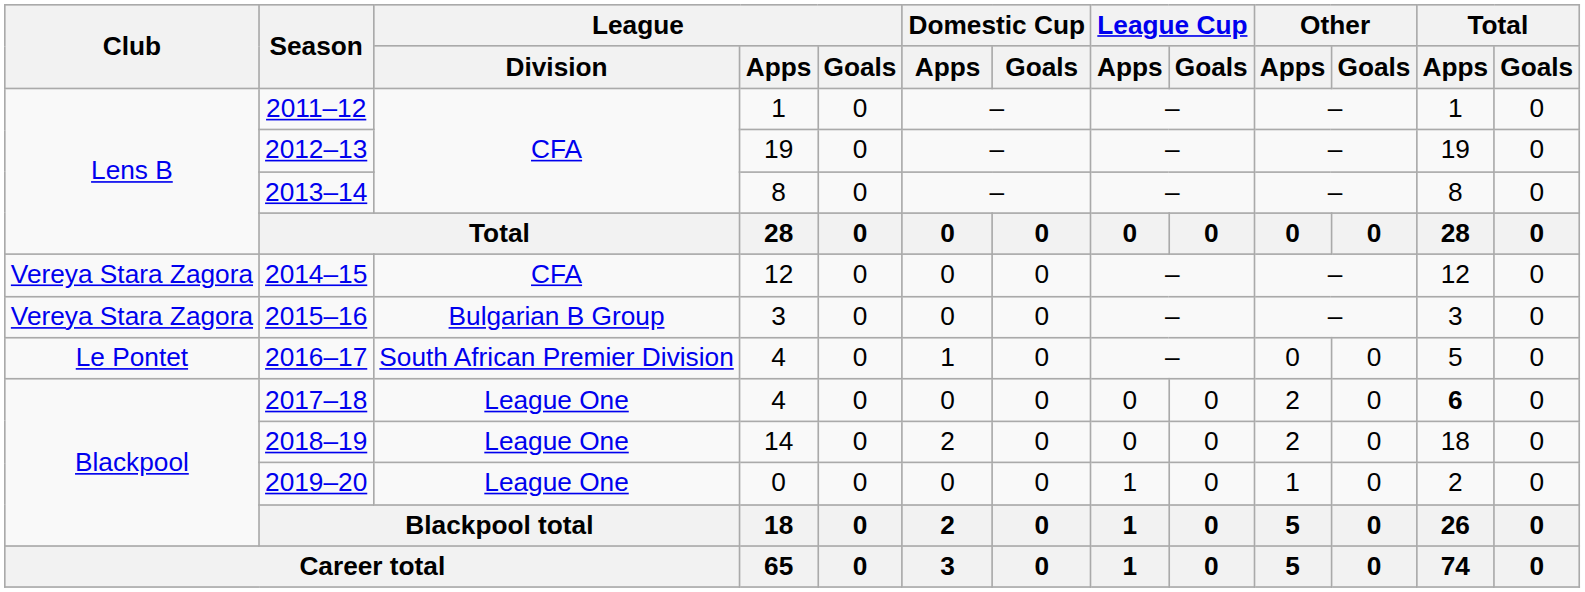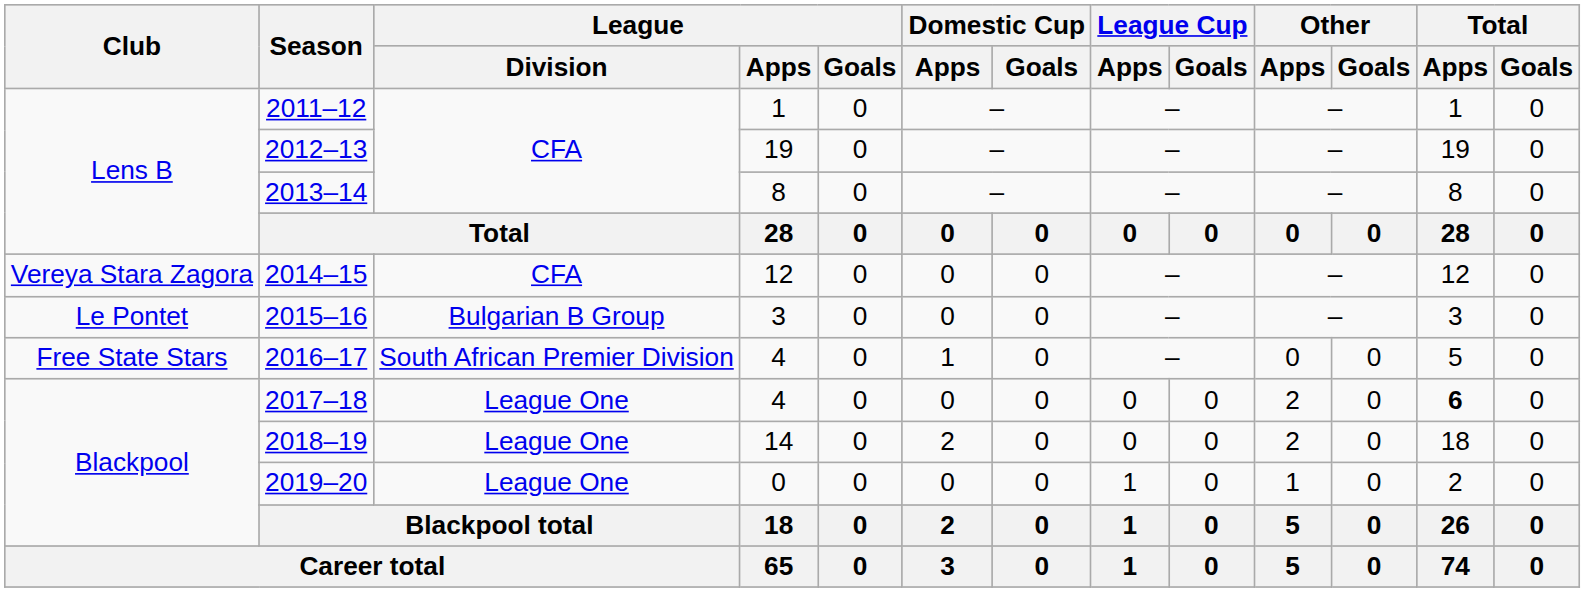(132, 316) Vereya Stara Zagora -> (132, 316) Le Pontet
(132, 358) Le Pontet -> (132, 358) Free State Stars
